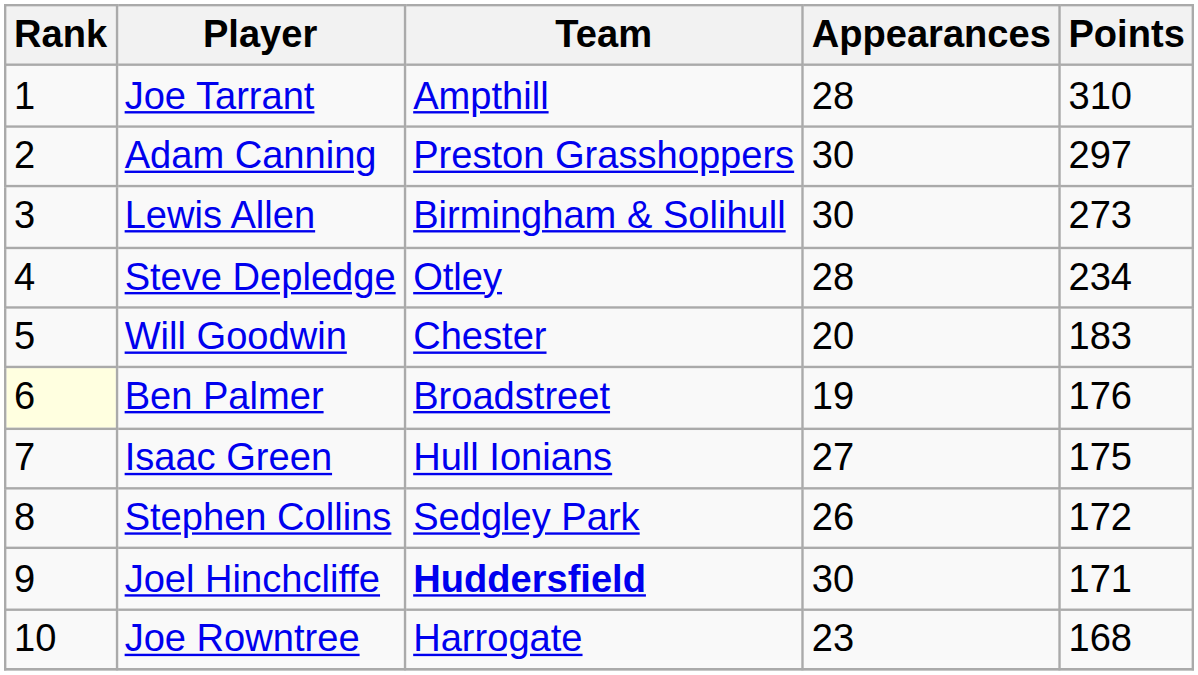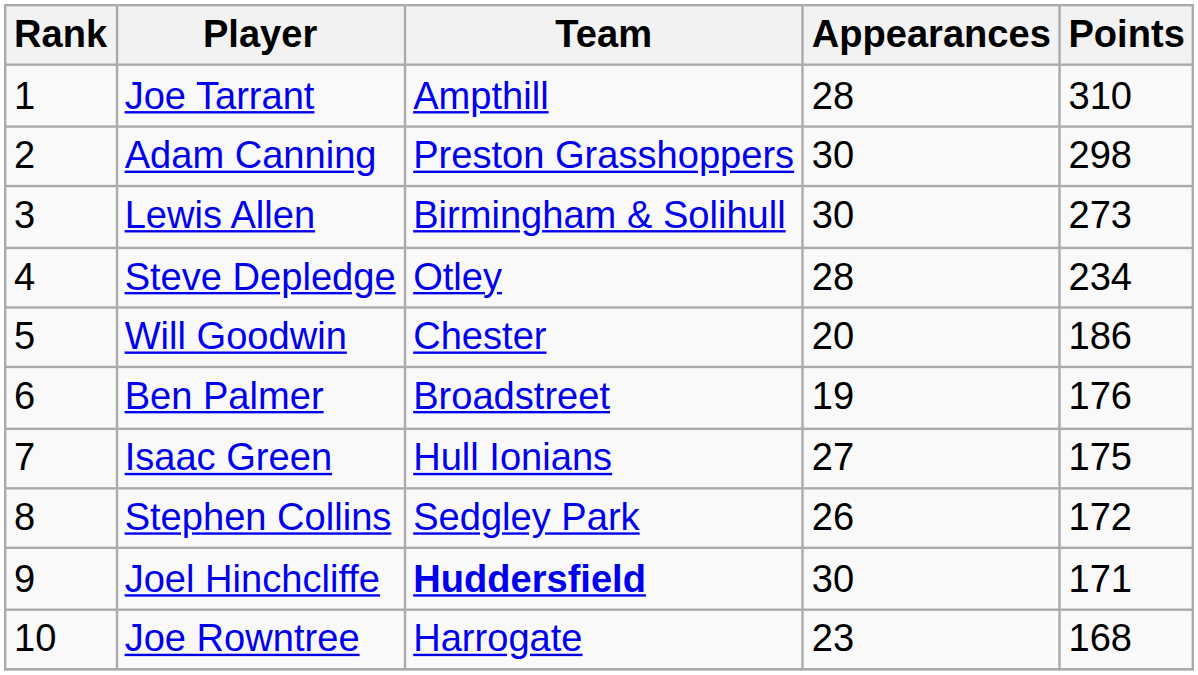(1100, 155) 297 -> (1100, 155) 298
(1100, 336) 183 -> (1100, 336) 186
(25, 397) lightyellow background -> (25, 397) no background
